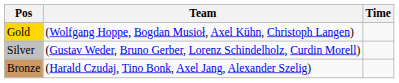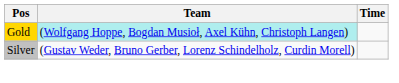(200, 31) no background -> (194, 31) paleturquoise background
- row: (24, 68)
